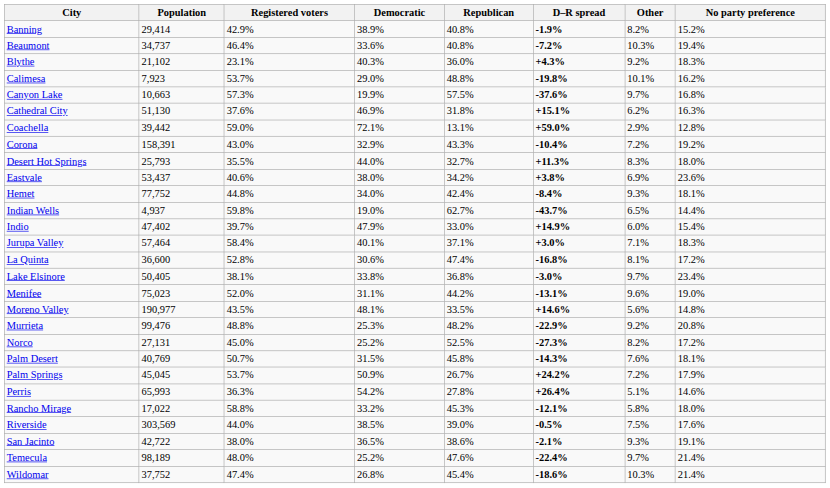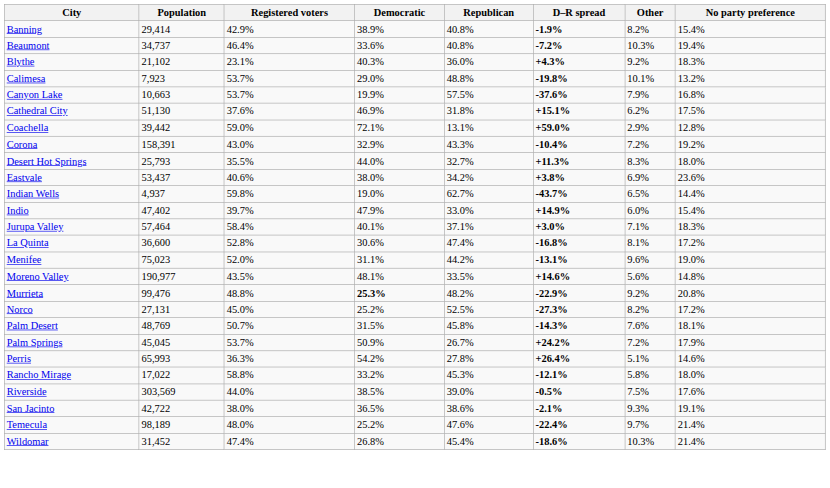(691, 29) 15.2% -> (691, 29) 15.4%
(691, 78) 16.2% -> (691, 78) 13.2%
(240, 95) 57.3% -> (240, 95) 53.7%
(638, 95) 9.7% -> (638, 95) 7.9%
(691, 111) 16.3% -> (691, 111) 17.5%
- row: (21, 194)
- row: (36, 276)
(371, 326) normal -> (371, 293) bold
(156, 359) 40,769 -> (156, 326) 48,769
(156, 474) 37,752 -> (156, 441) 31,452
